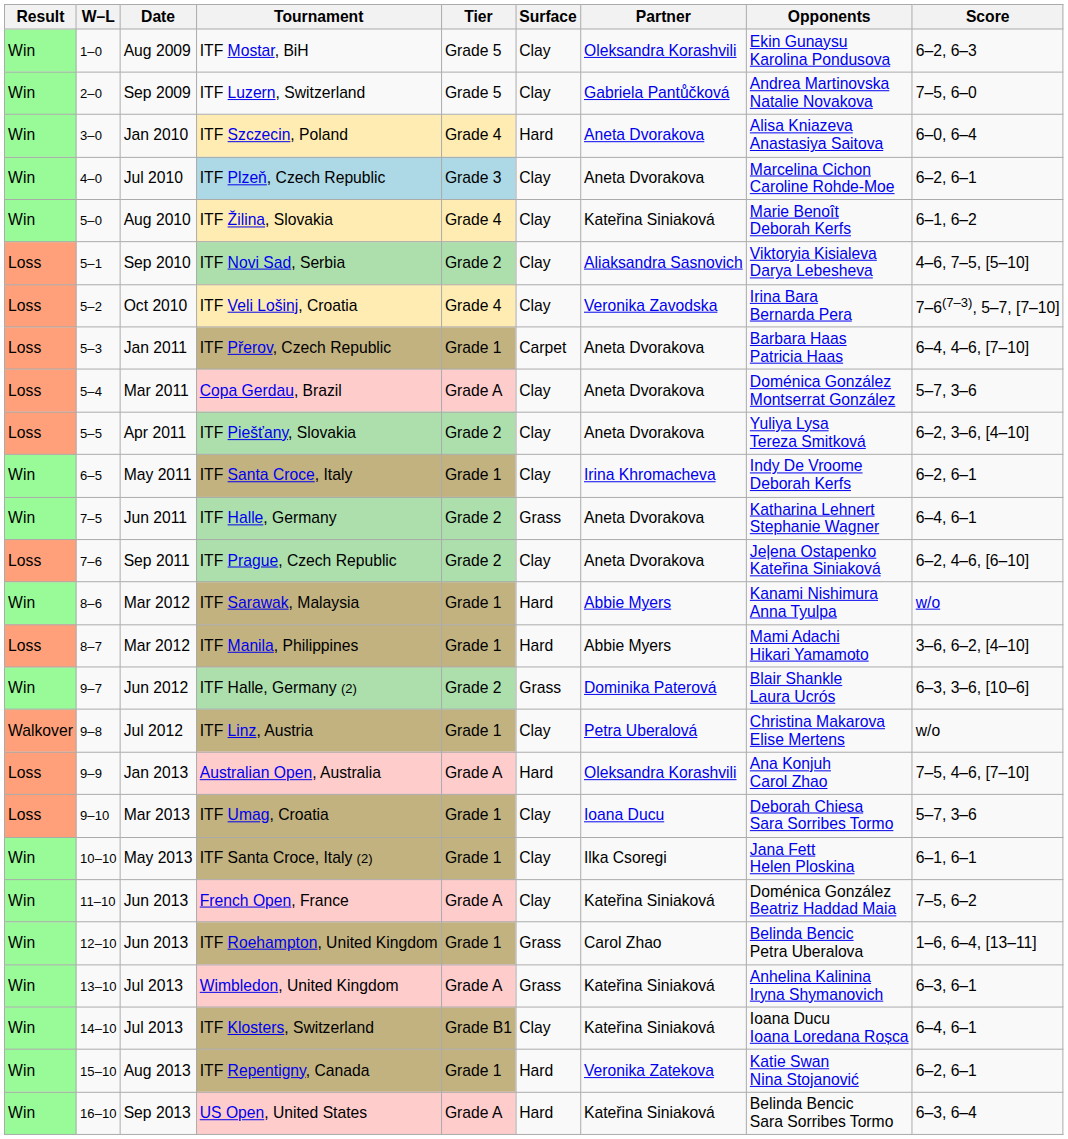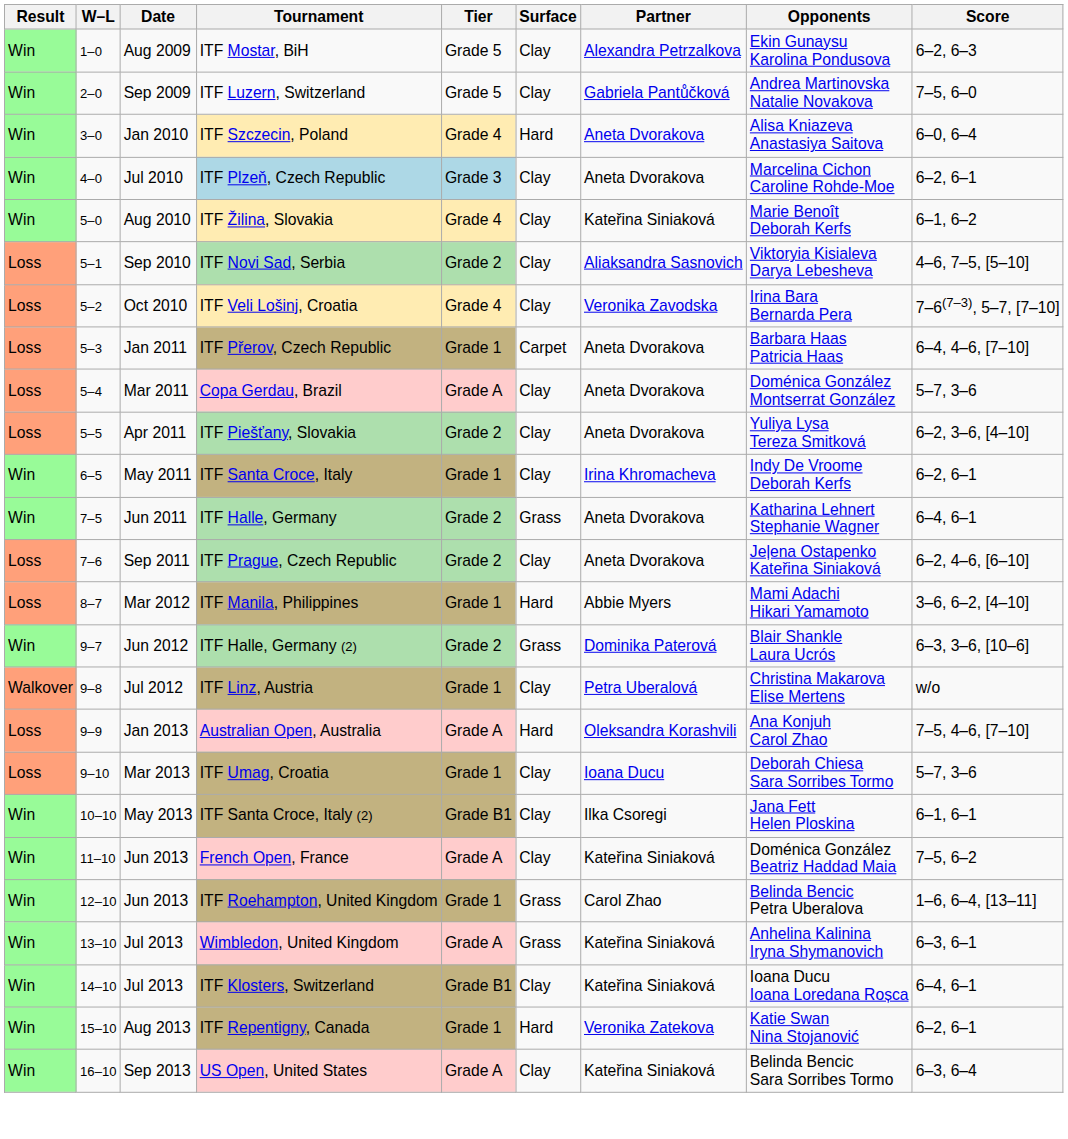(660, 50) Oleksandra Korashvili -> (662, 50) Alexandra Petrzalkova
- row: (279, 603)
(473, 858) Grade 1 -> (478, 815) Grade B1
(536, 1113) Hard -> (535, 1070) Clay
